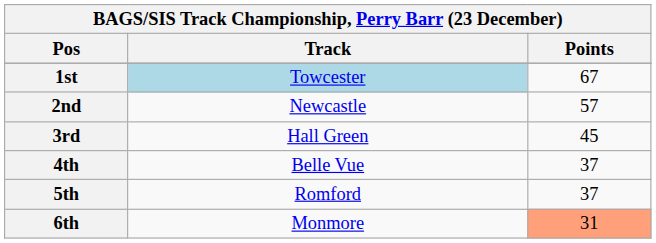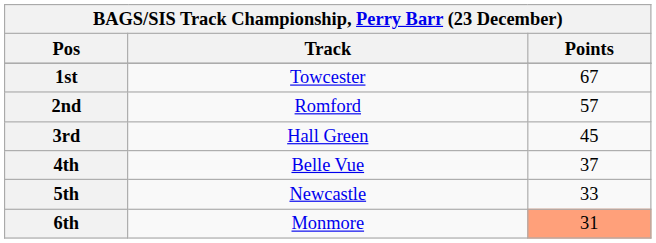(328, 77) lightblue background -> (328, 77) no background
(328, 106) Newcastle -> (328, 106) Romford
(328, 194) Romford -> (328, 194) Newcastle
(589, 194) 37 -> (589, 194) 33
